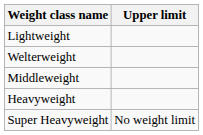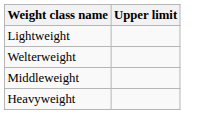- row: (58, 120)
